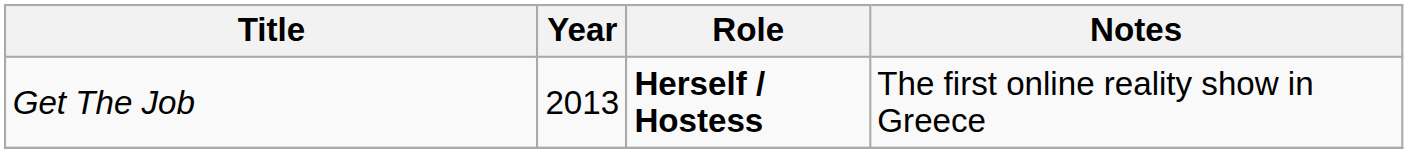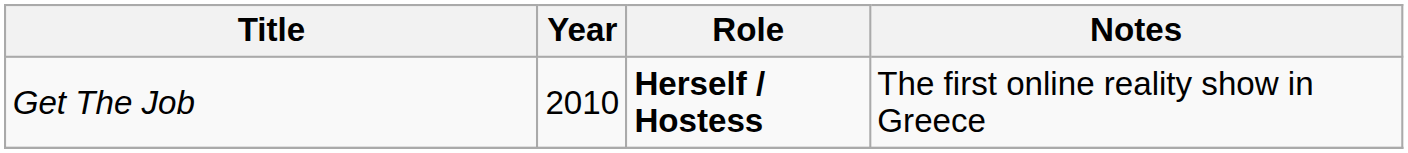(582, 101) 2013 -> (582, 101) 2010
